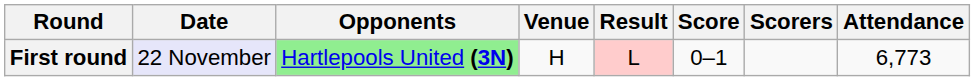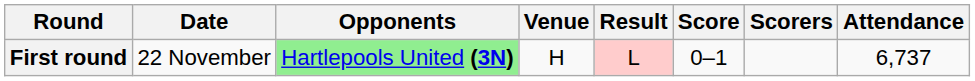(204, 57) lavender background -> (204, 57) no background
(904, 57) 6,773 -> (904, 57) 6,737
